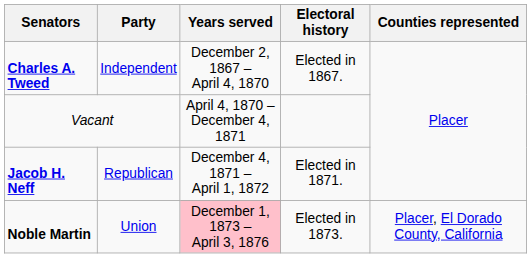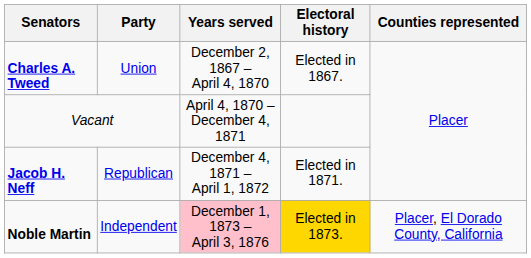(139, 68) Independent -> (139, 68) Union
(139, 226) Union -> (139, 226) Independent
(326, 226) no background -> (326, 226) gold background
